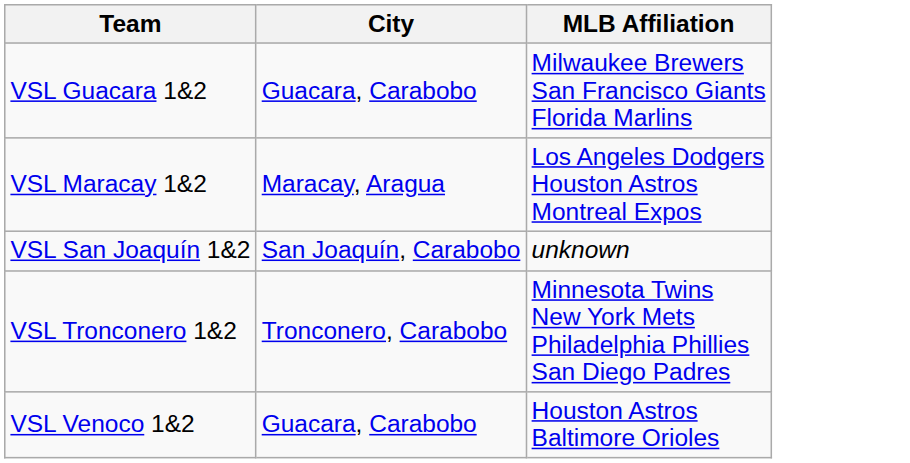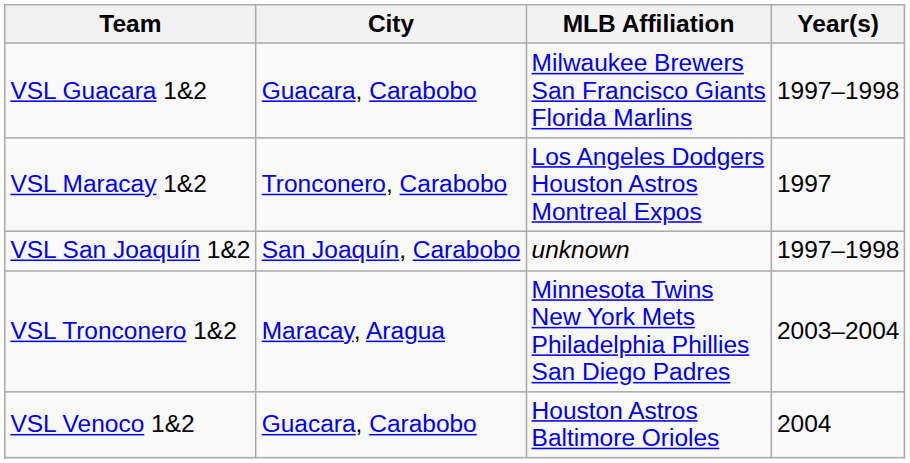+ column: (838, 23)
(353, 184) Maracay, Aragua -> (384, 184) Tronconero, Carabobo
(384, 330) Tronconero, Carabobo -> (353, 330) Maracay, Aragua
